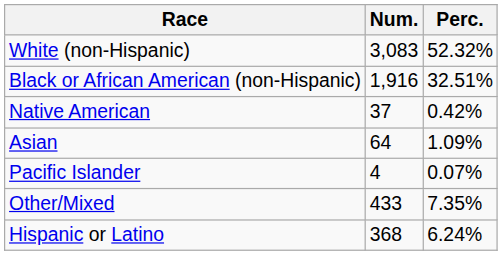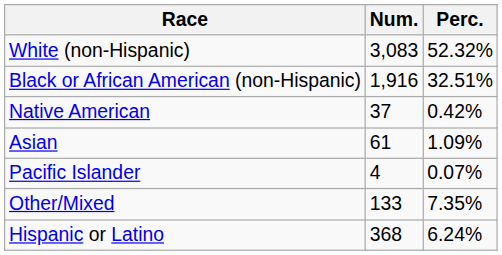(381, 142) 64 -> (381, 142) 61
(386, 204) 433 -> (386, 204) 133
